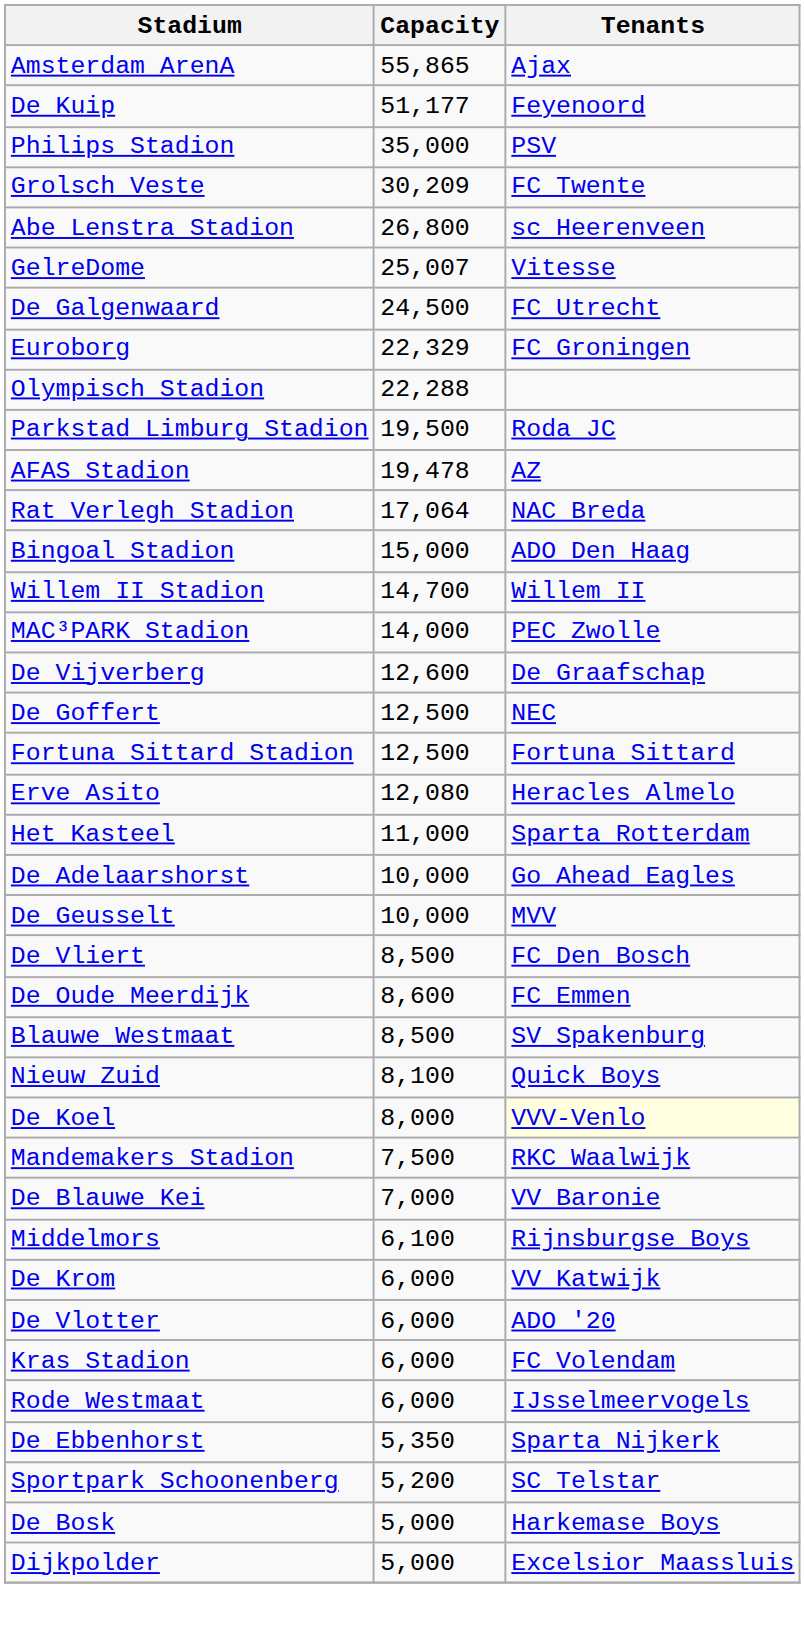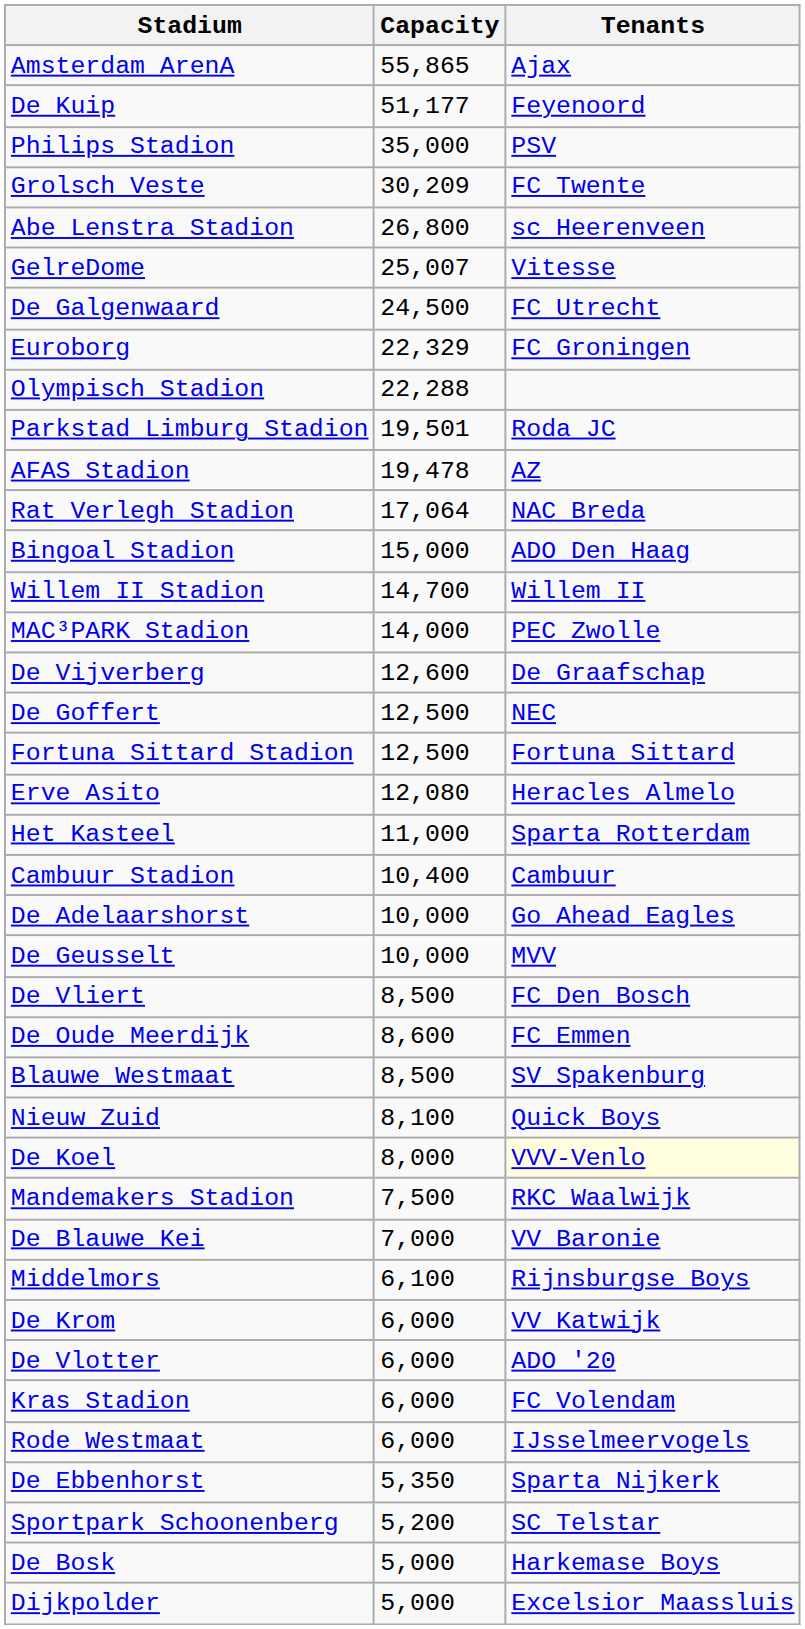(425, 430) 19,500 -> (425, 430) 19,501
+ row: (123, 875)
